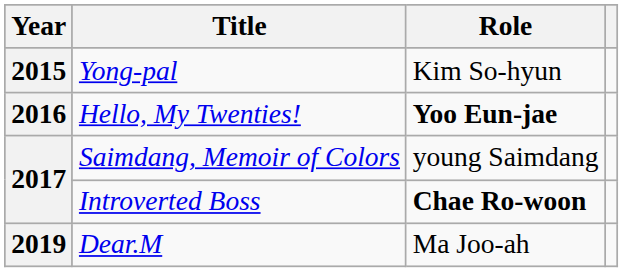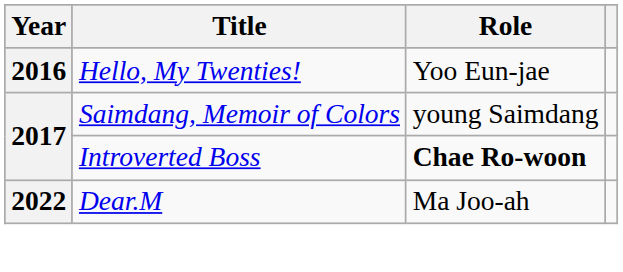- row: (128, 69)
(485, 113) bold -> (481, 69) normal
(39, 244) 2019 -> (39, 200) 2022
